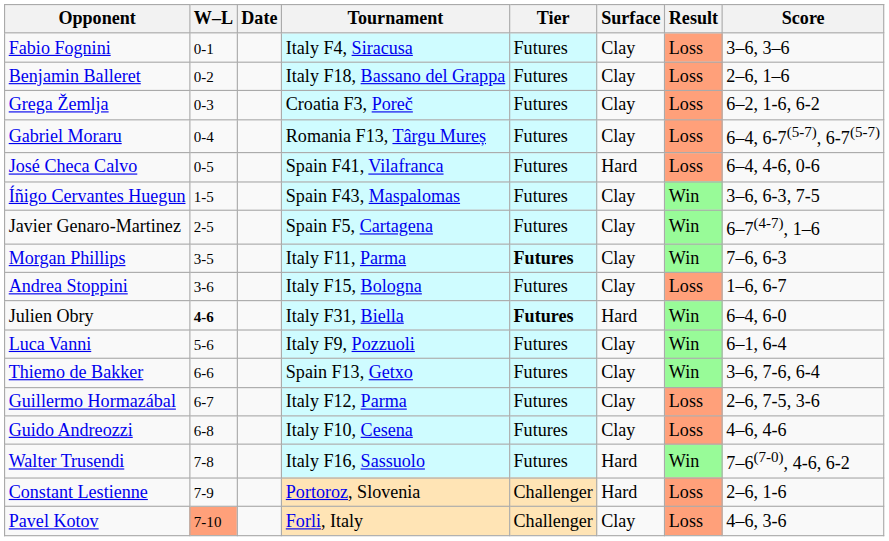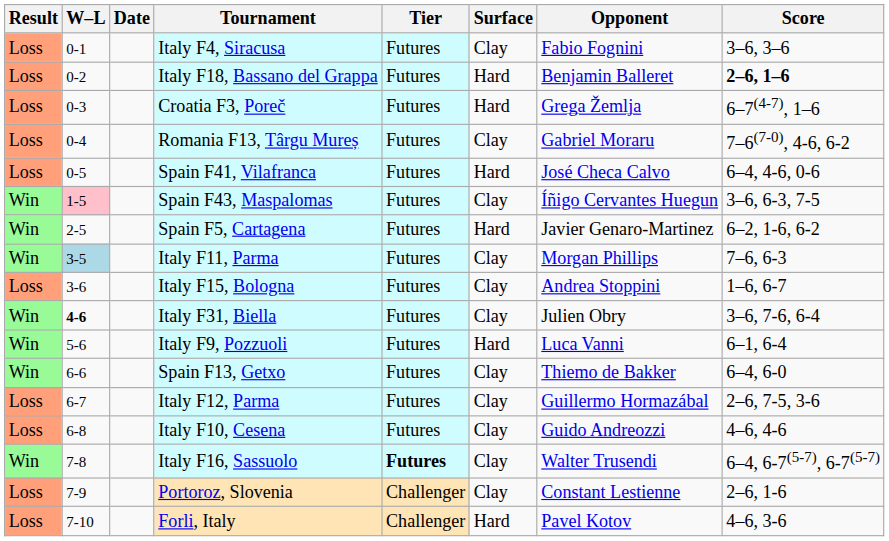columns swapped: (693, 18) <-> (97, 18)
(618, 76) Clay -> (492, 76) Hard
(758, 76) normal -> (758, 76) bold
(618, 104) Clay -> (492, 107) Hard
(773, 104) 6–2, 1-6, 6-2 -> (773, 107) 6–7(4-7), 1–6
(803, 135) 6–4, 6-7(5-7), 6-7(5-7) -> (788, 140) 7–6(7-0), 4-6, 6-2
(204, 196) no background -> (76, 201) pink background
(618, 226) Clay -> (492, 229) Hard
(773, 226) 6–7(4-7), 1–6 -> (773, 229) 6–2, 1-6, 6-2
(204, 259) no background -> (76, 259) lightblue background
(544, 258) bold -> (413, 258) normal
(544, 315) bold -> (413, 315) normal
(619, 315) Hard -> (491, 315) Clay
(757, 315) 6–4, 6-0 -> (773, 315) 3–6, 7-6, 6-4
(618, 344) Clay -> (492, 344) Hard
(773, 372) 3–6, 7-6, 6-4 -> (757, 372) 6–4, 6-0
(541, 461) normal -> (416, 461) bold
(619, 461) Hard -> (491, 461) Clay
(788, 461) 7–6(7-0), 4-6, 6-2 -> (803, 461) 6–4, 6-7(5-7), 6-7(5-7)
(619, 492) Hard -> (491, 492) Clay
(208, 522) lightsalmon background -> (80, 522) no background
(618, 520) Clay -> (492, 520) Hard
